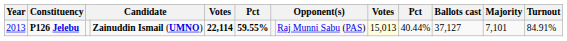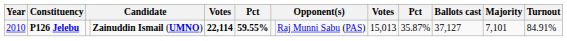(16, 28) 2013 -> (16, 28) 2010
(383, 28) lightyellow background -> (383, 28) no background
(415, 28) 40.44% -> (415, 28) 35.87%
